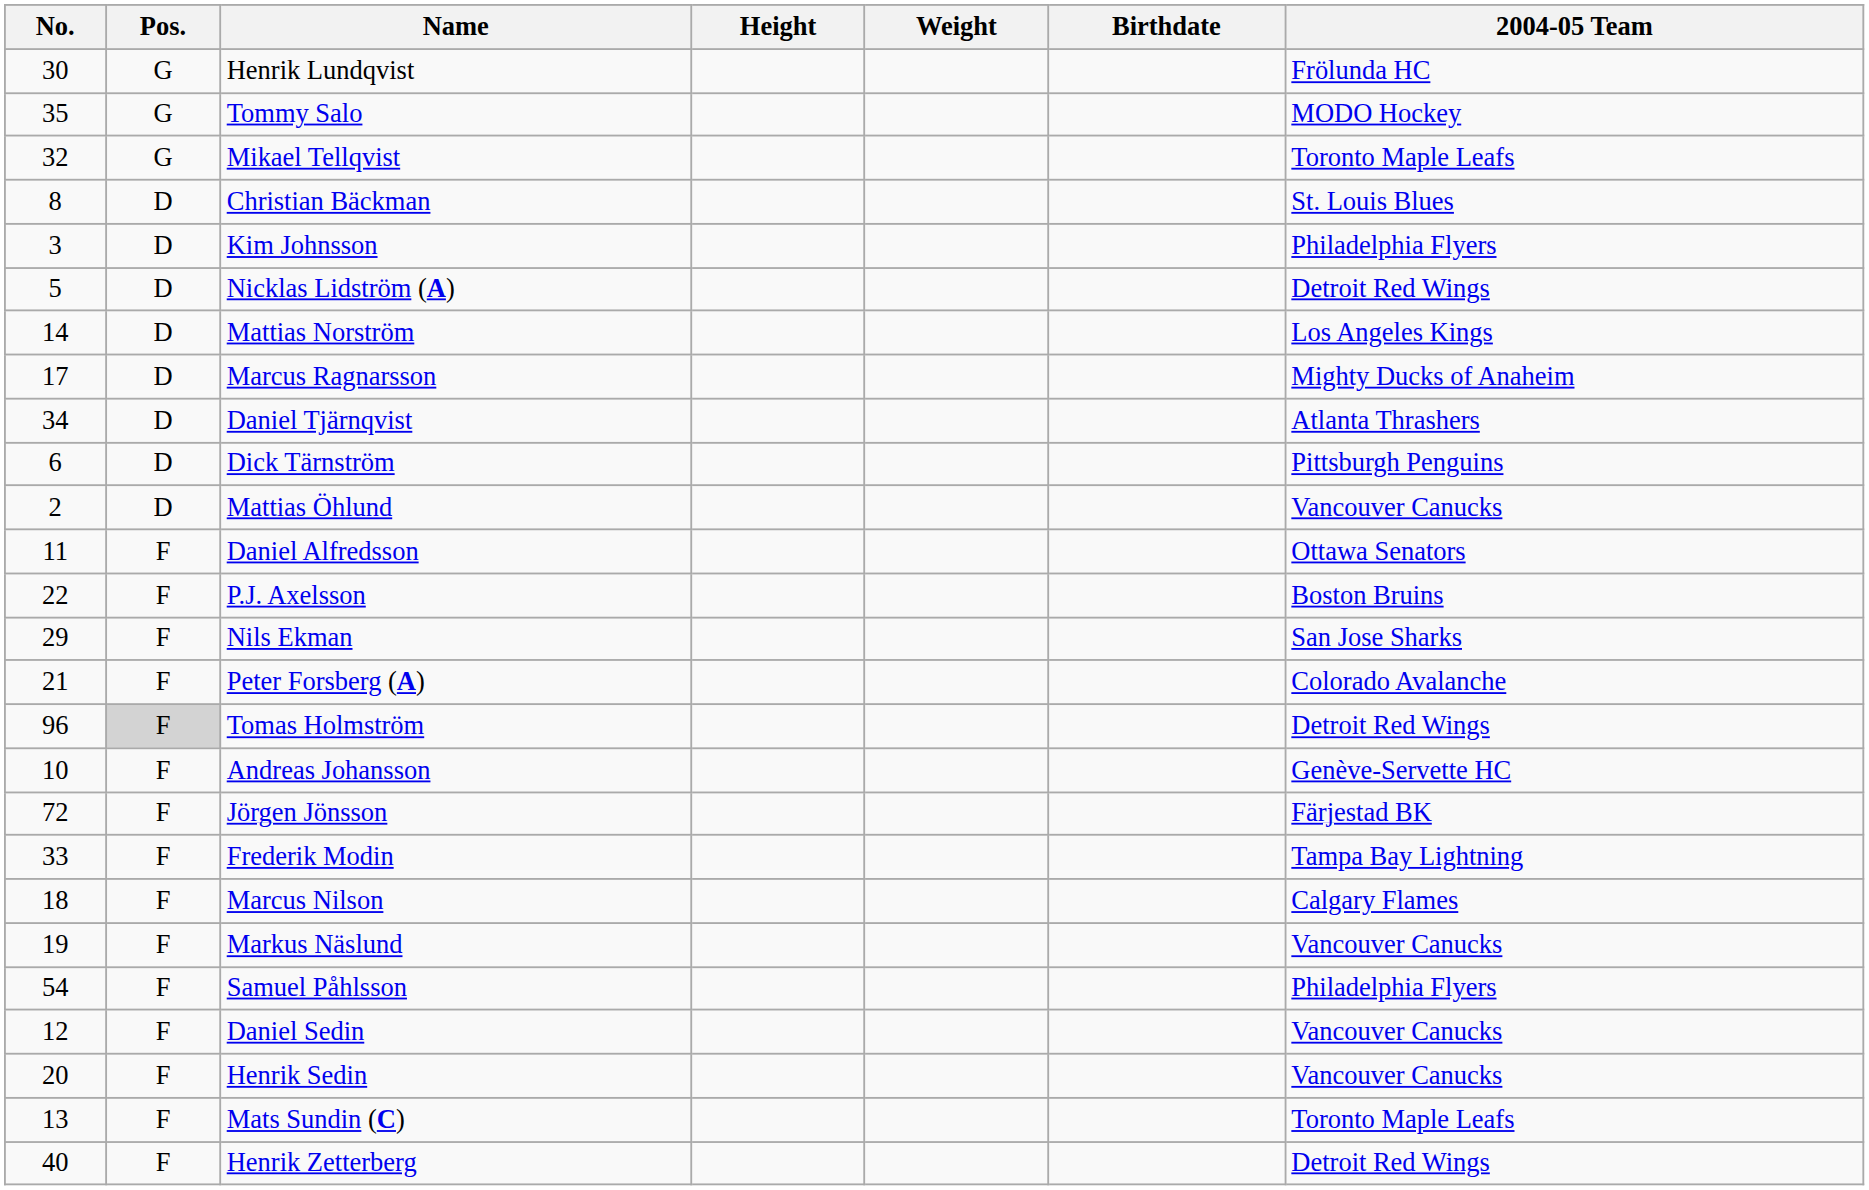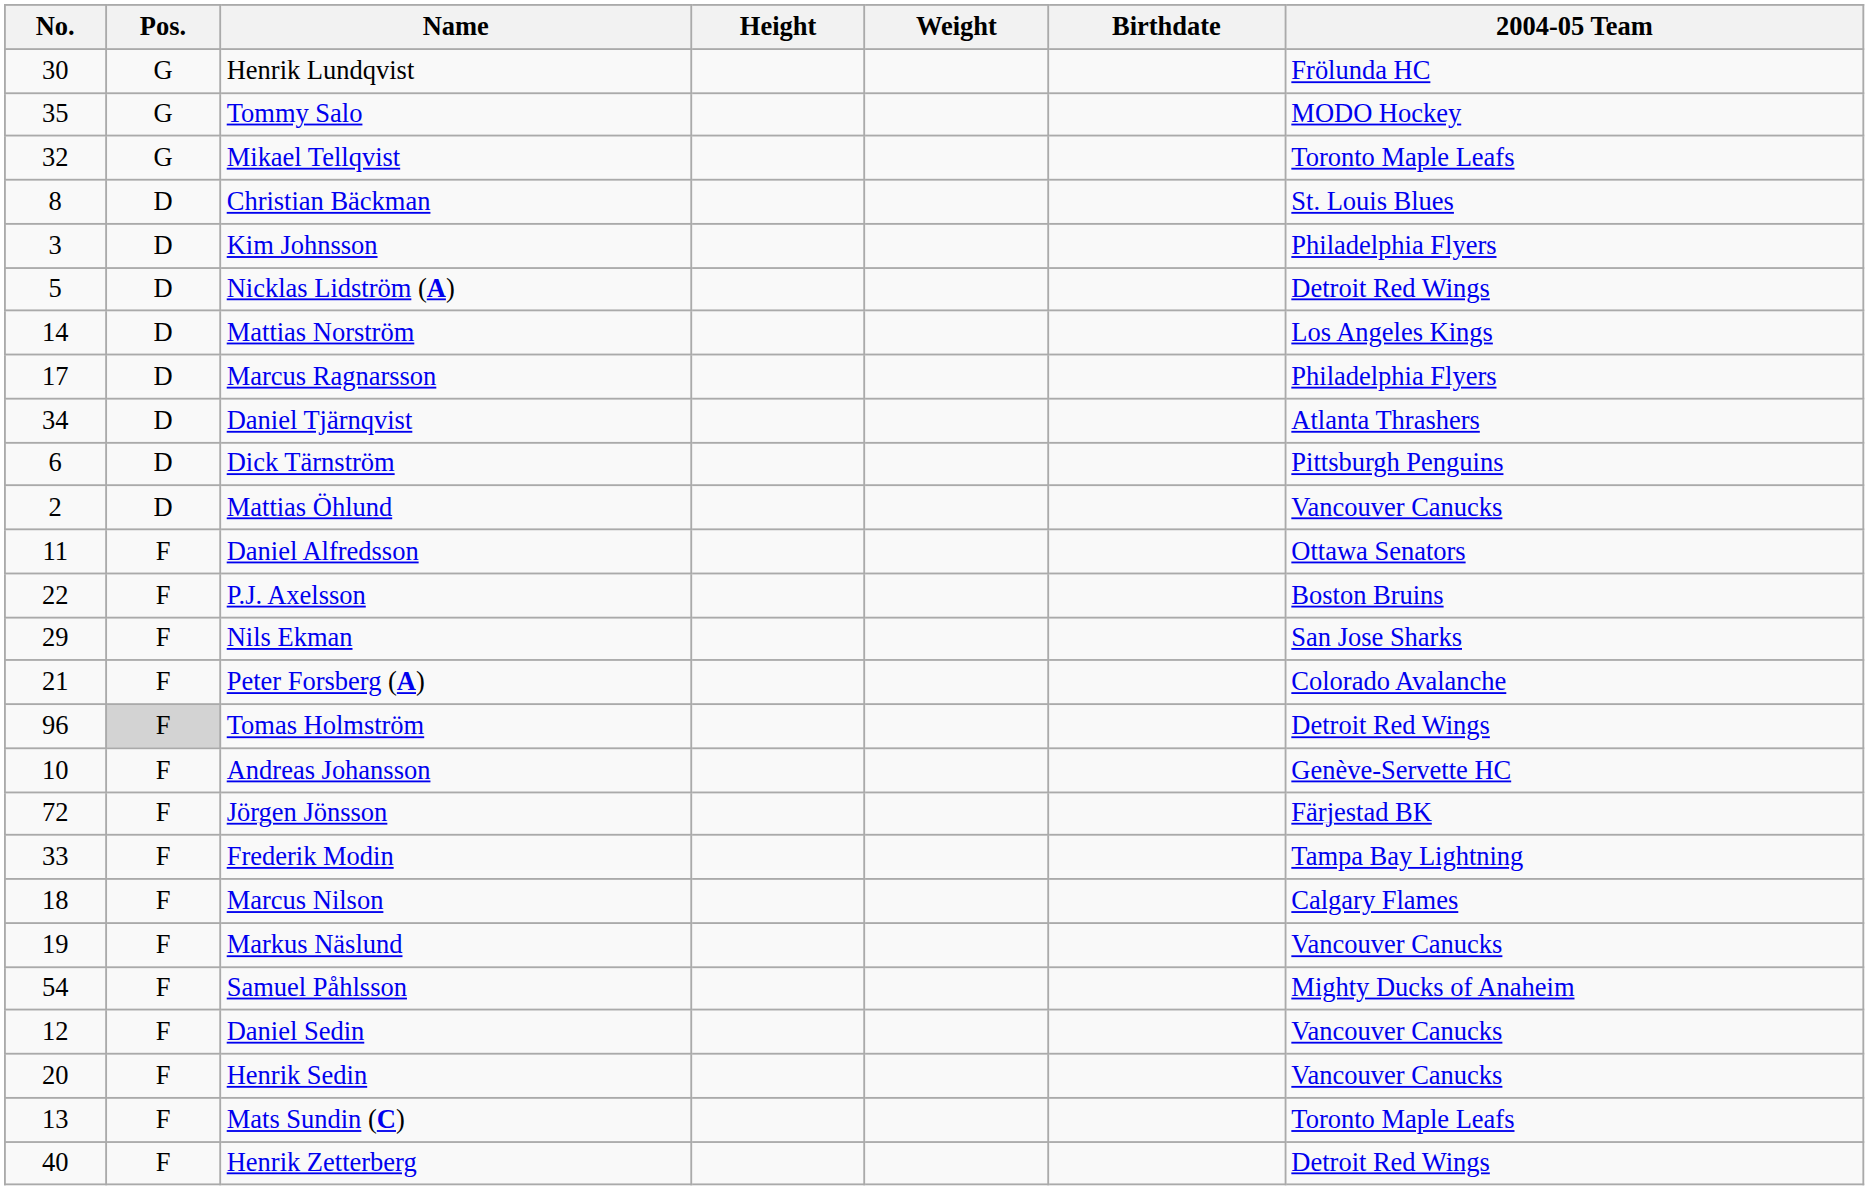(1433, 376) Mighty Ducks of Anaheim -> (1394, 376) Philadelphia Flyers
(1394, 988) Philadelphia Flyers -> (1433, 988) Mighty Ducks of Anaheim
